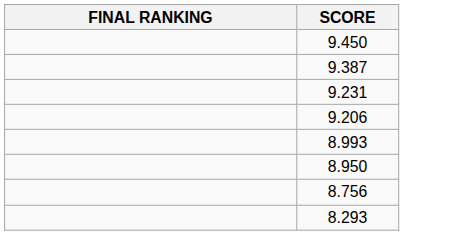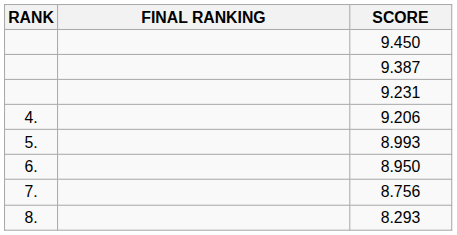+ column: (31, 17)
